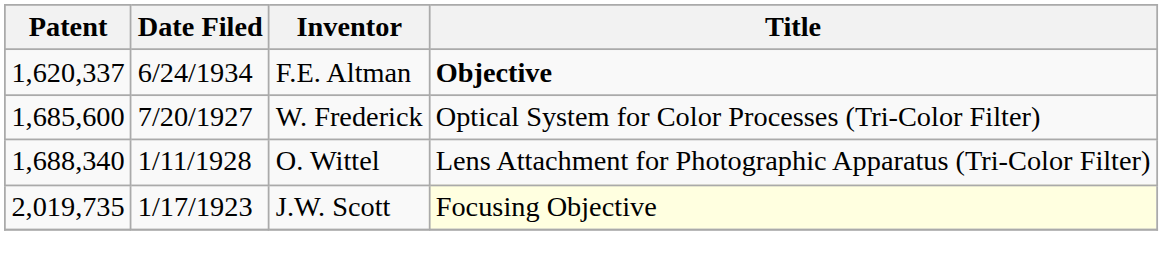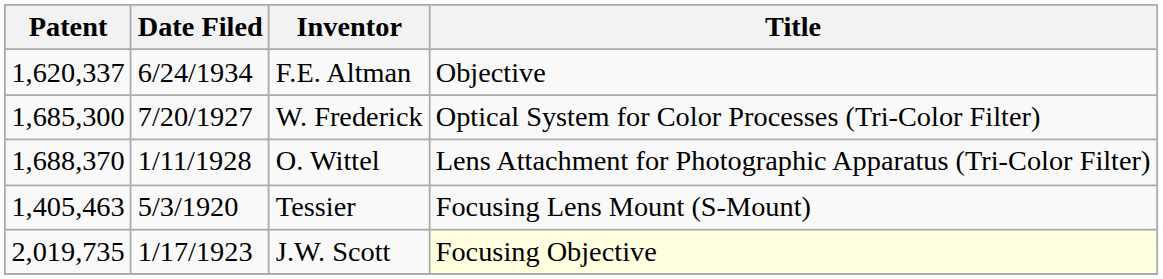(494, 71) bold -> (491, 71) normal
(68, 116) 1,685,600 -> (68, 116) 1,685,300
(68, 161) 1,688,340 -> (68, 161) 1,688,370
+ row: (316, 206)
